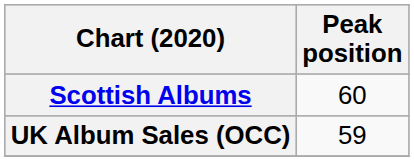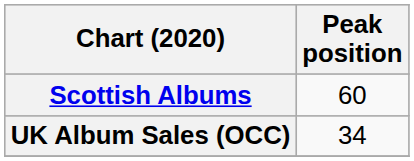(352, 135) 59 -> (352, 135) 34
